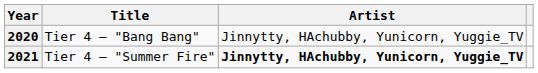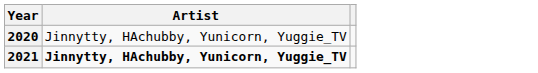- column: (130, 15)
